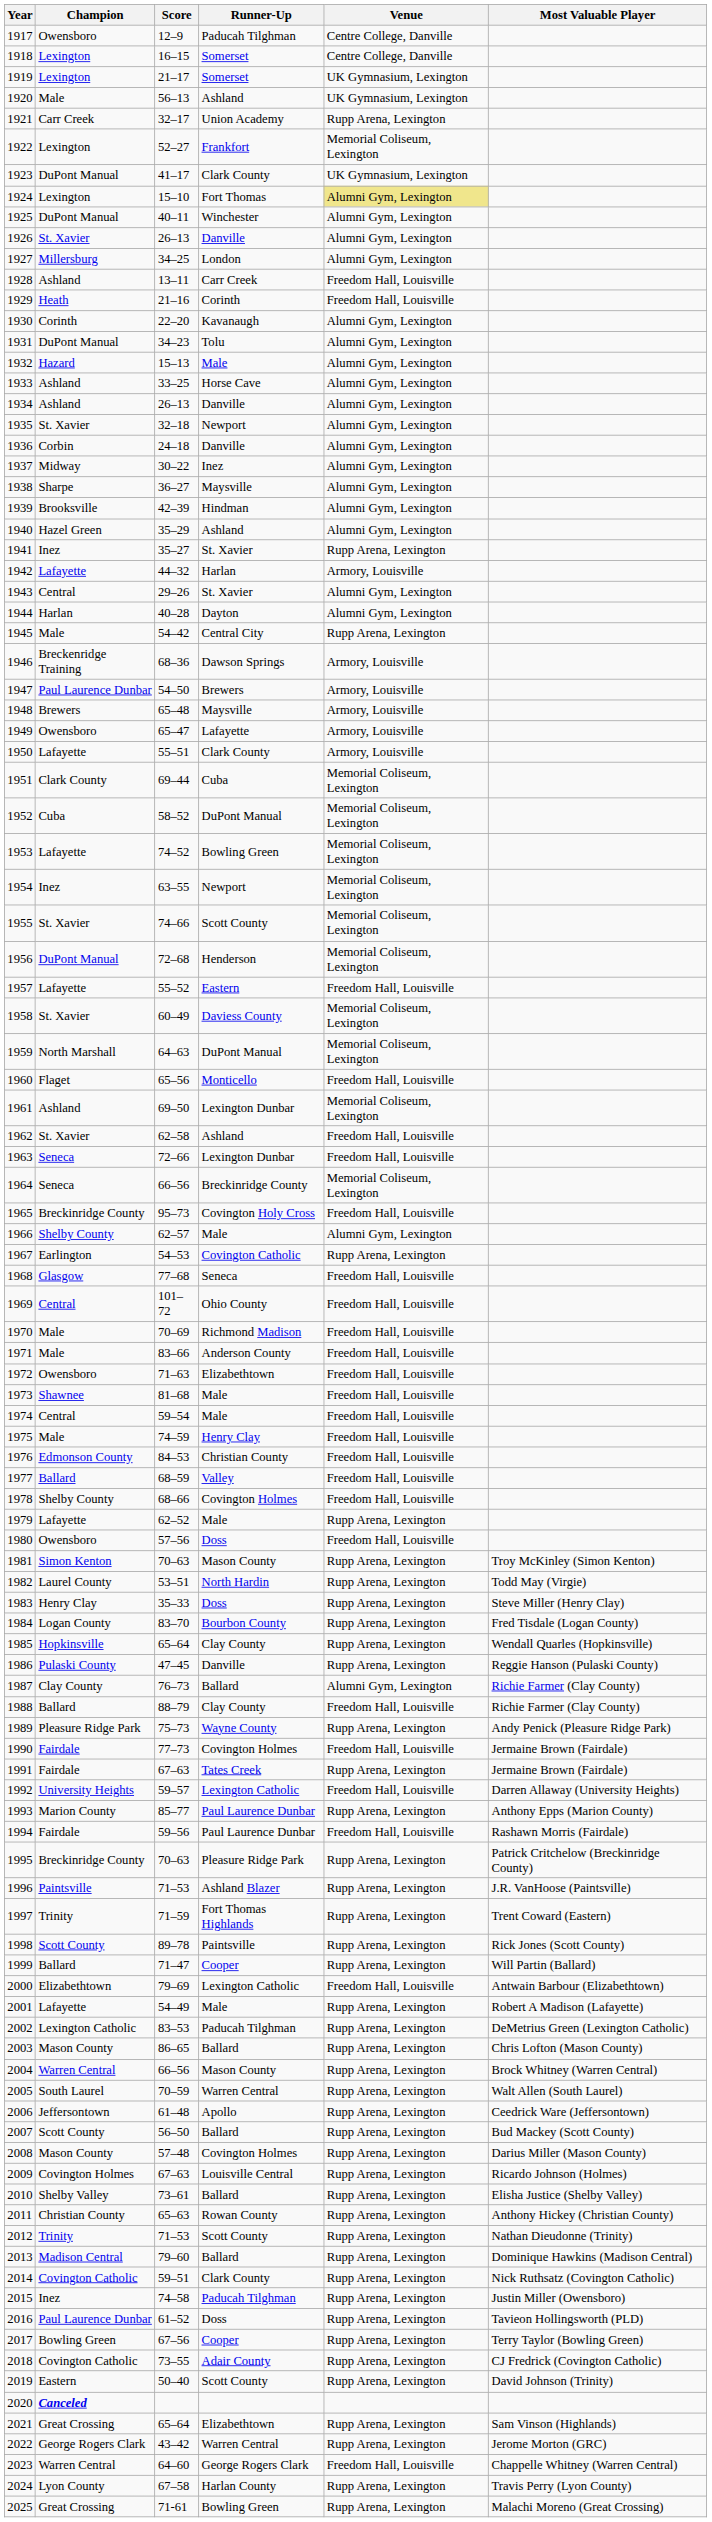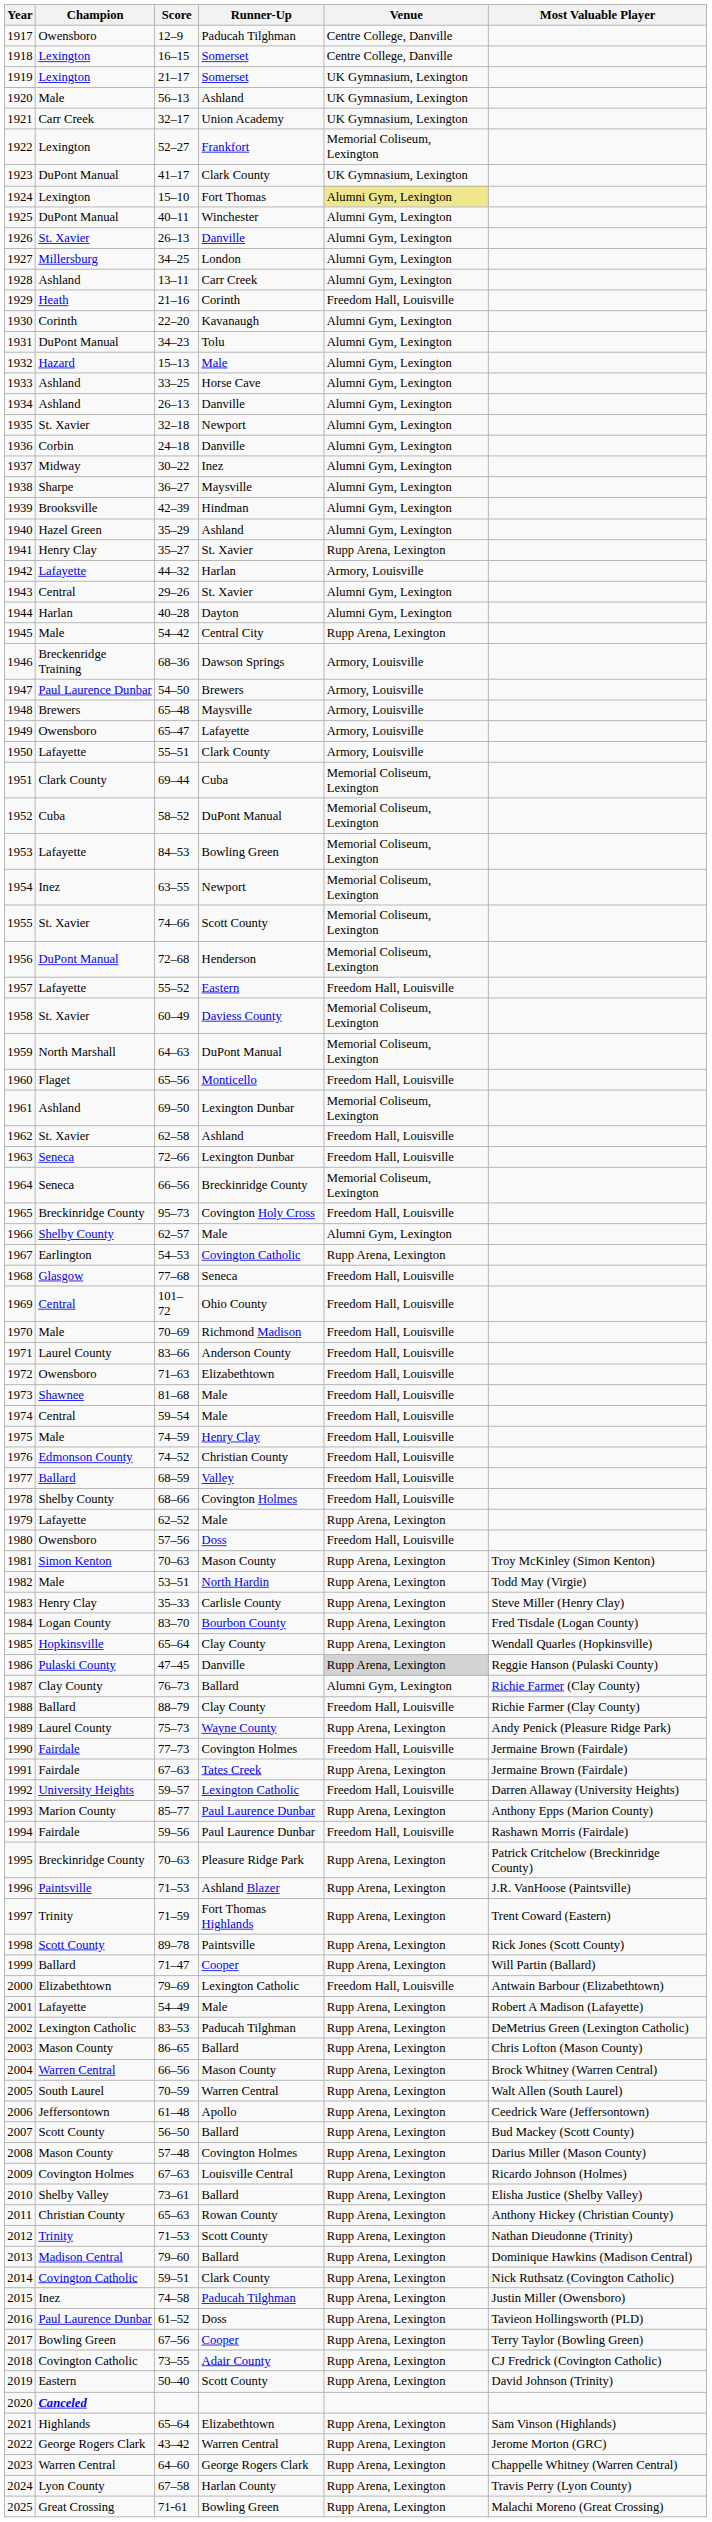(386, 119) Rupp Arena, Lexington -> (397, 119) UK Gymnasium, Lexington
(390, 279) Freedom Hall, Louisville -> (389, 279) Alumni Gym, Lexington
(49, 550) Inez -> (68, 550) Henry Clay
(174, 851) 74–52 -> (174, 851) 84–53
(51, 1353) Male -> (75, 1353) Laurel County
(174, 1457) 84–53 -> (174, 1457) 74–52
(75, 1582) Laurel County -> (51, 1582) Male
(214, 1603) Doss -> (241, 1603) Carlisle County
(386, 1665) no background -> (386, 1665) lightgrey background
(90, 1727) Pleasure Ridge Park -> (75, 1727) Laurel County
(76, 2423) Great Crossing -> (64, 2423) Highlands
(390, 2464) Freedom Hall, Louisville -> (386, 2464) Rupp Arena, Lexington
